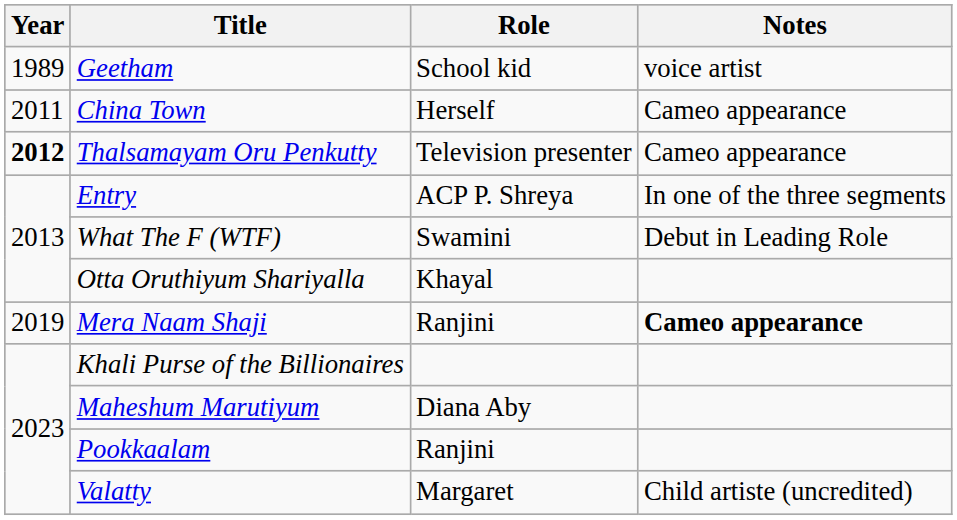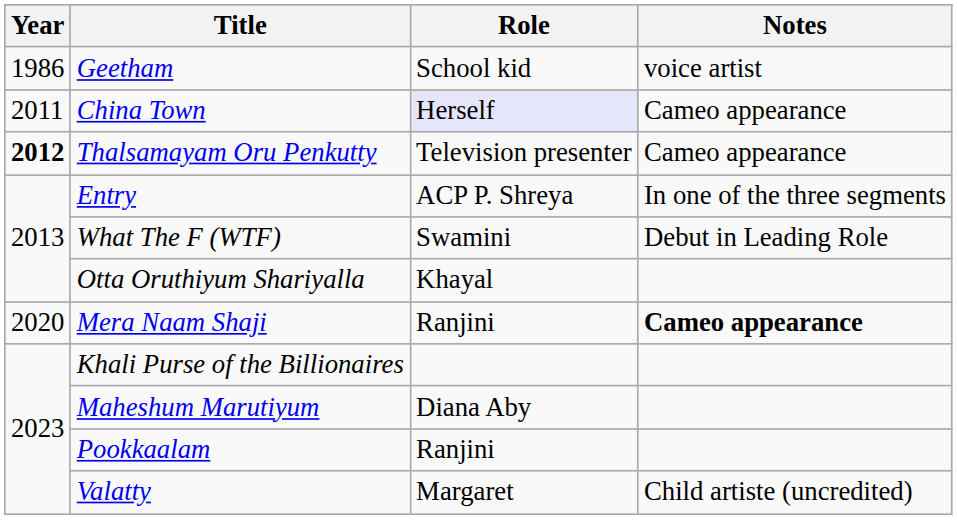(38, 68) 1989 -> (38, 68) 1986
(455, 110) no background -> (455, 110) lavender background
(38, 322) 2019 -> (38, 322) 2020
